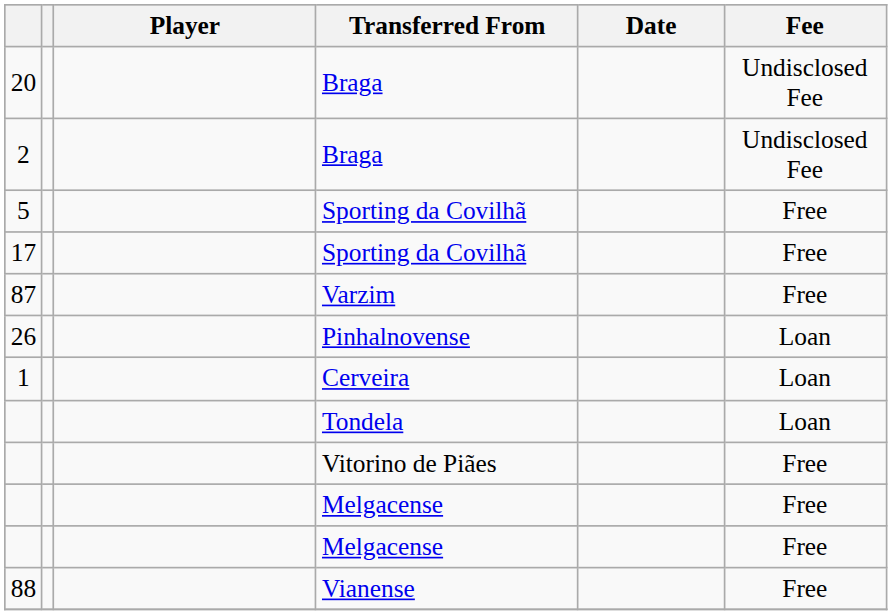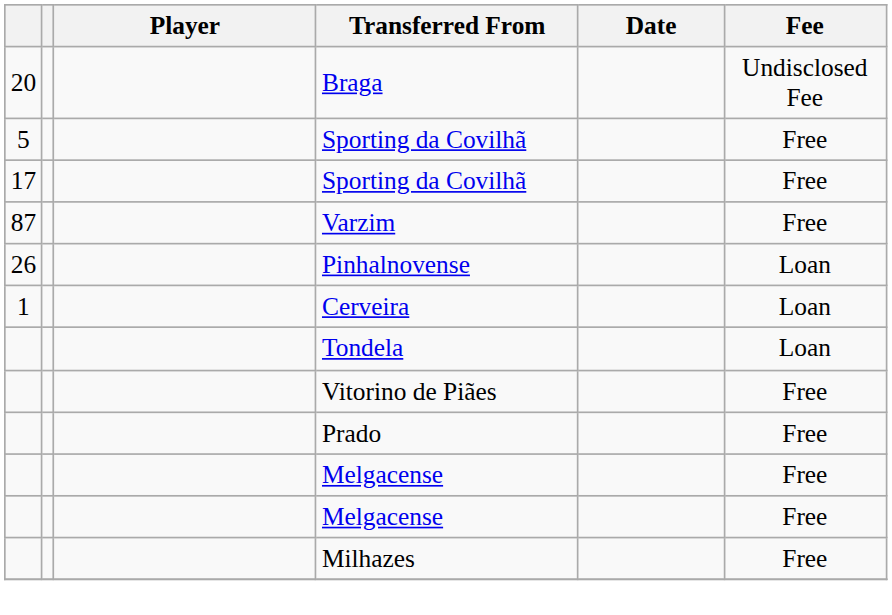- row: (23, 154)
+ row: (23, 433)
- row: (23, 587)
+ row: (23, 558)
